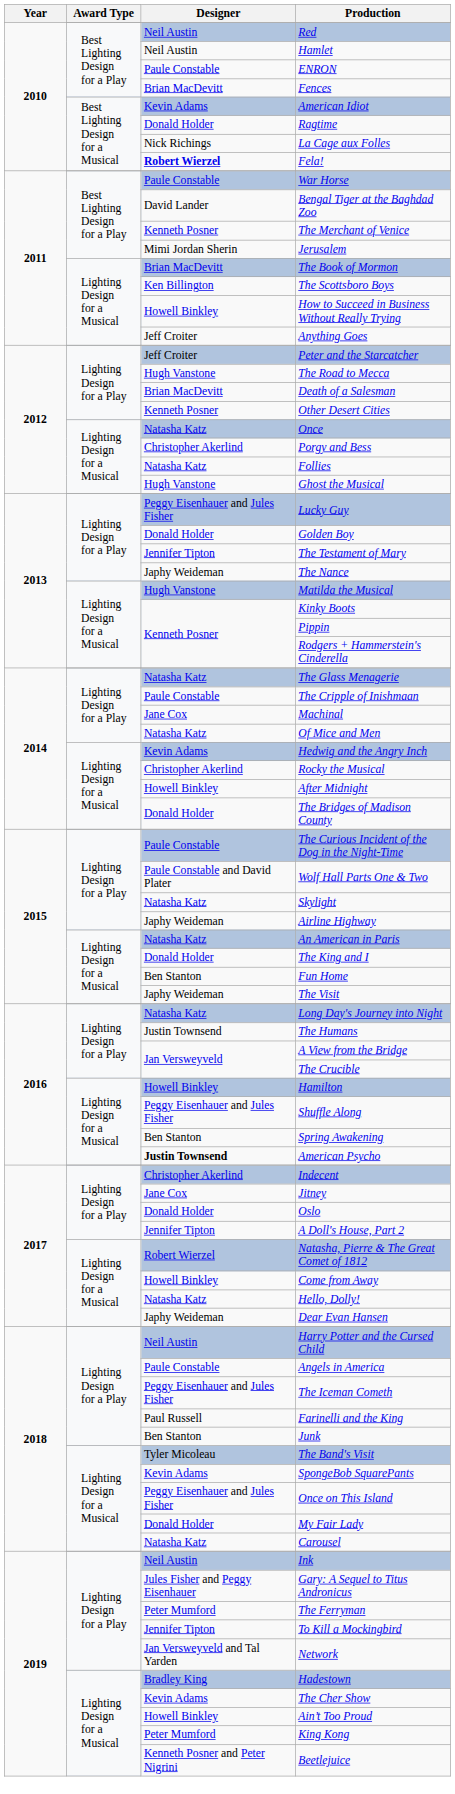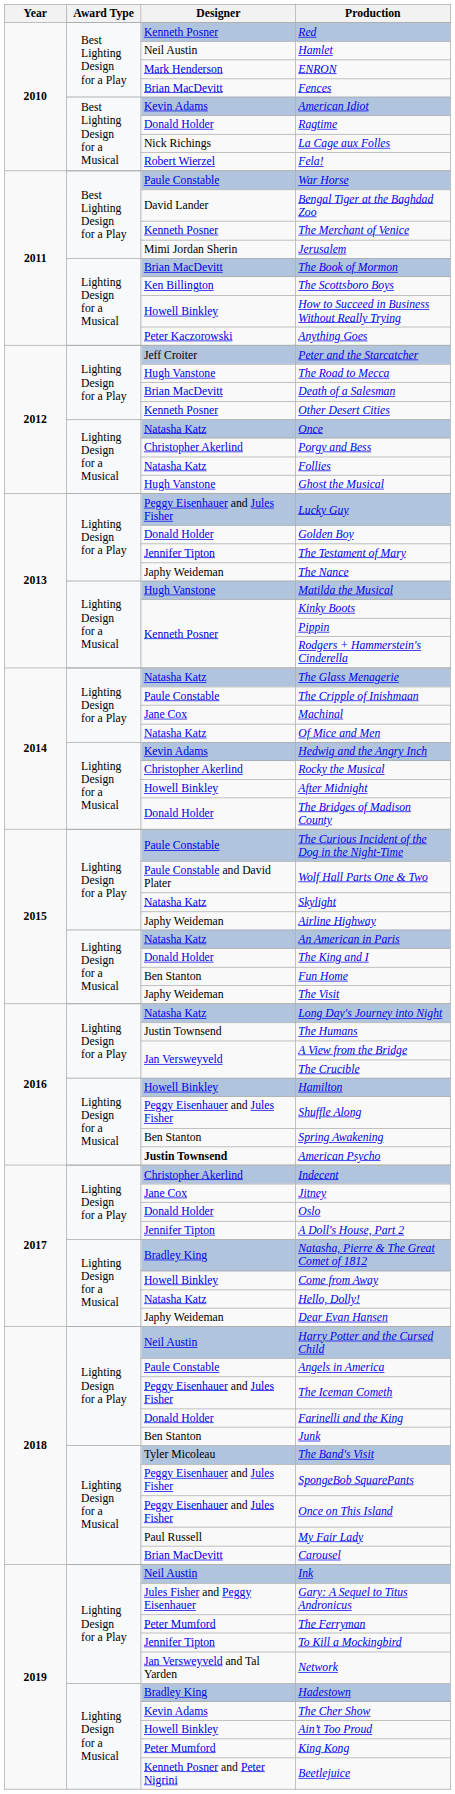(171, 32) Neil Austin -> (181, 32) Kenneth Posner
(182, 69) Paule Constable -> (183, 69) Mark Henderson
(182, 161) bold -> (179, 161) normal
(171, 336) Jeff Croiter -> (188, 336) Peter Kaczorowski
(179, 1255) Robert Wierzel -> (176, 1255) Bradley King
(173, 1417) Paul Russell -> (179, 1417) Donald Holder
(176, 1473) Kevin Adams -> (209, 1480) Peggy Eisenhauer and Jules Fisher
(179, 1523) Donald Holder -> (173, 1536) Paul Russell
(175, 1542) Natasha Katz -> (183, 1555) Brian MacDevitt
